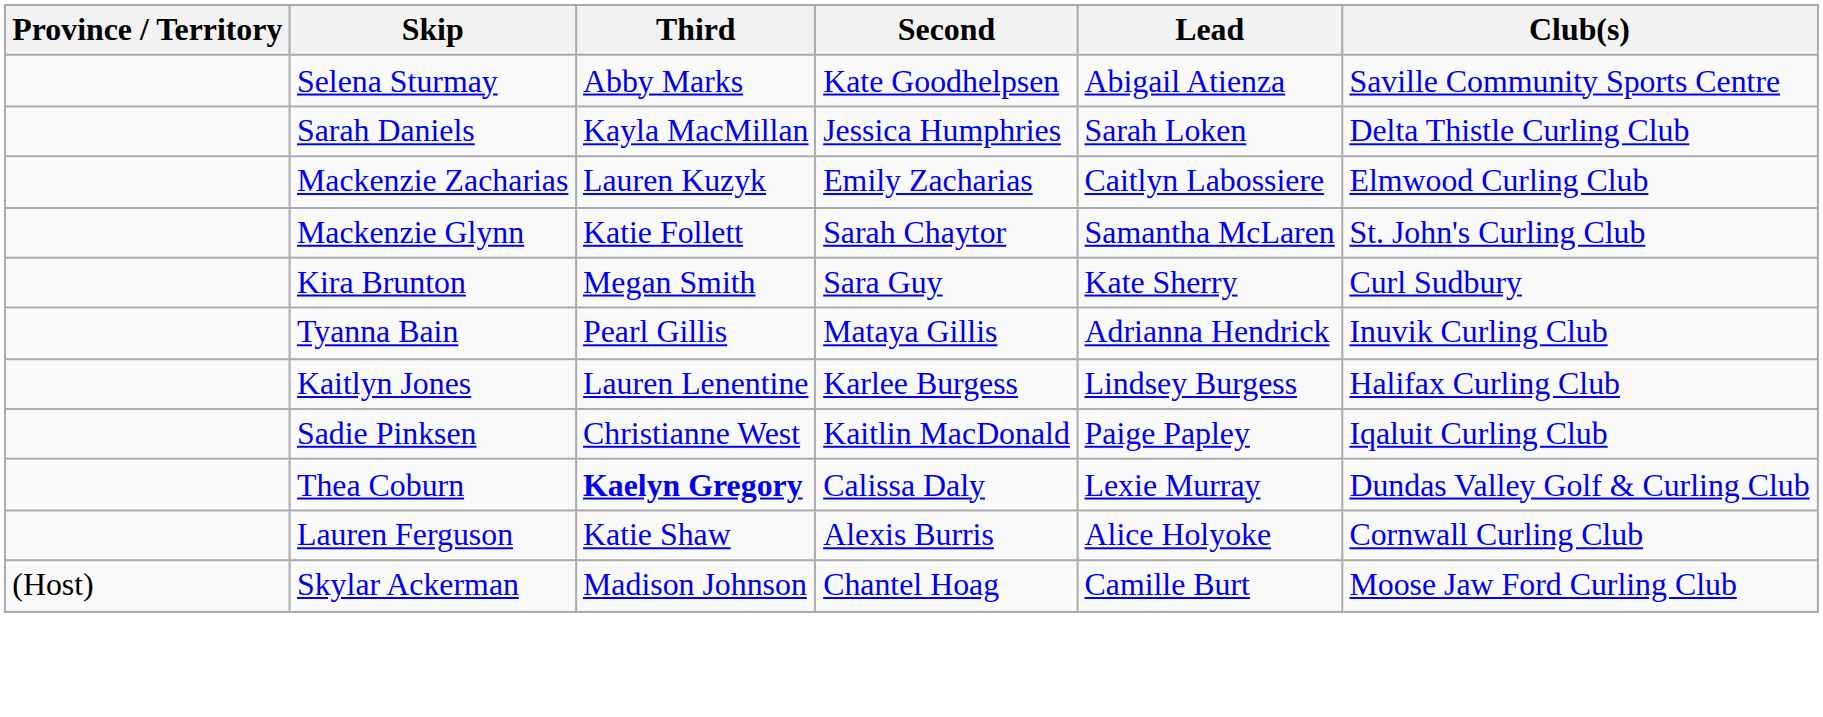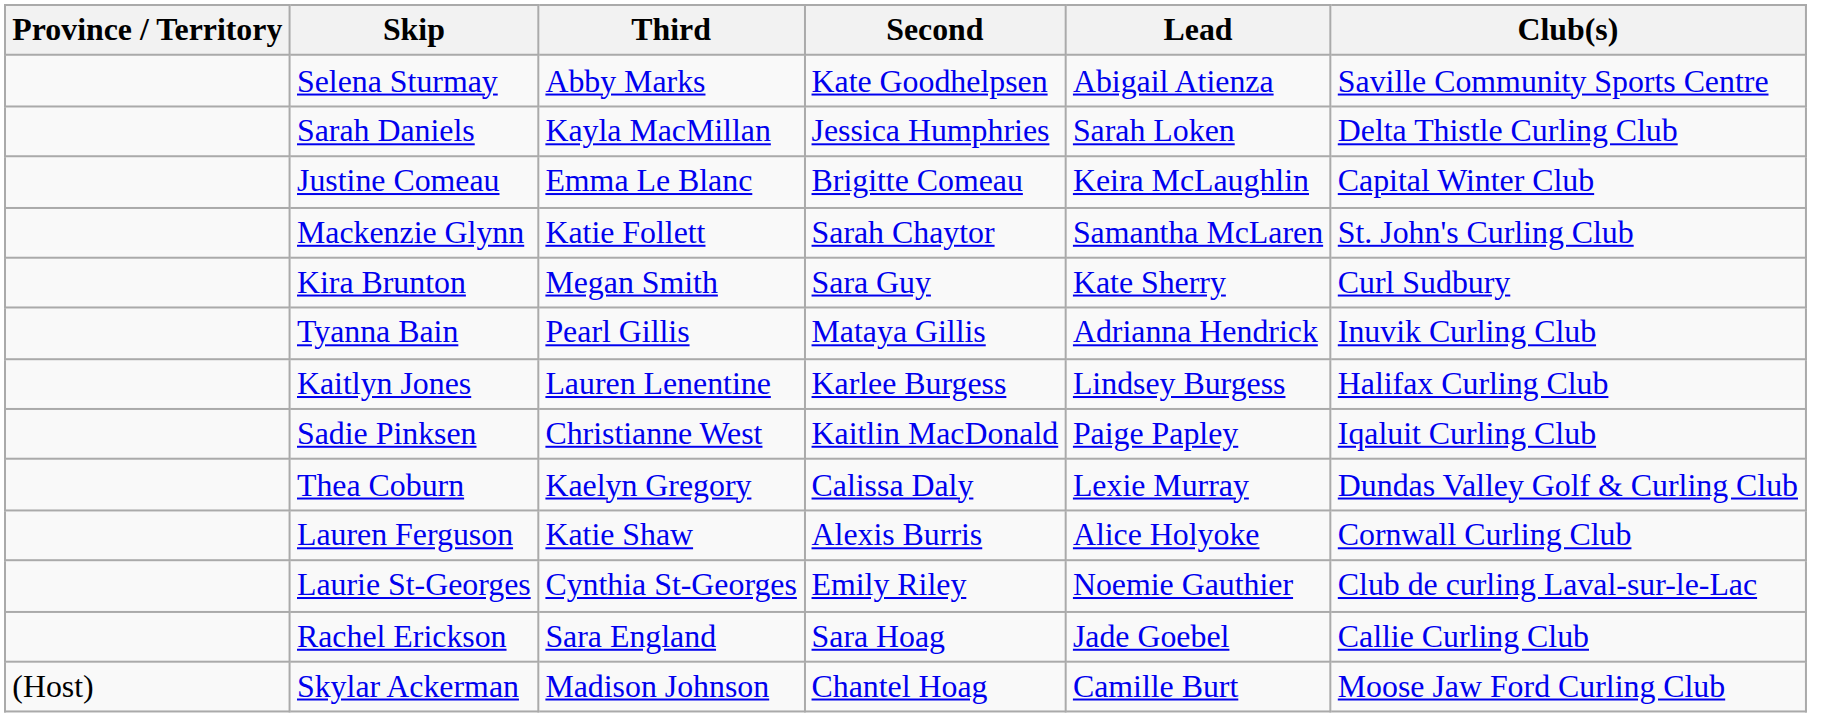- row: (433, 181)
+ row: (398, 181)
(693, 484) bold -> (648, 484) normal
+ row: (414, 585)
+ row: (402, 635)
